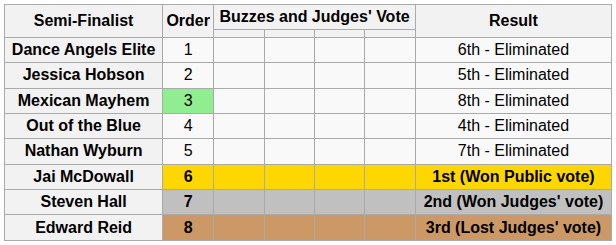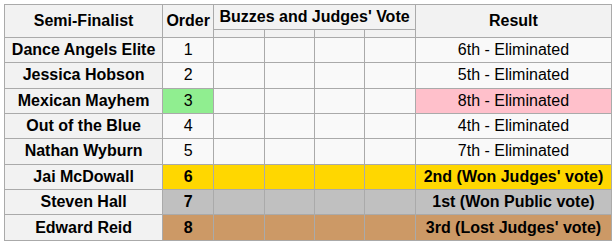(513, 100) no background -> (513, 100) pink background
(513, 176) 1st (Won Public vote) -> (513, 176) 2nd (Won Judges' vote)
(513, 202) 2nd (Won Judges' vote) -> (513, 202) 1st (Won Public vote)
